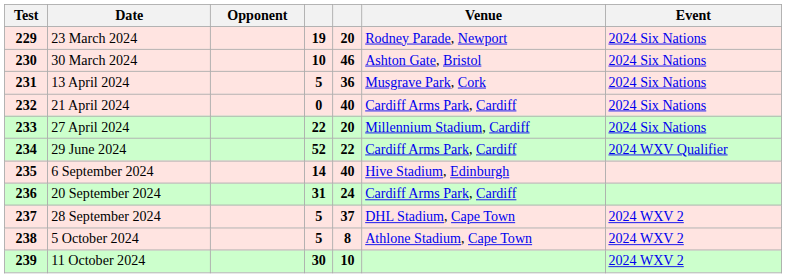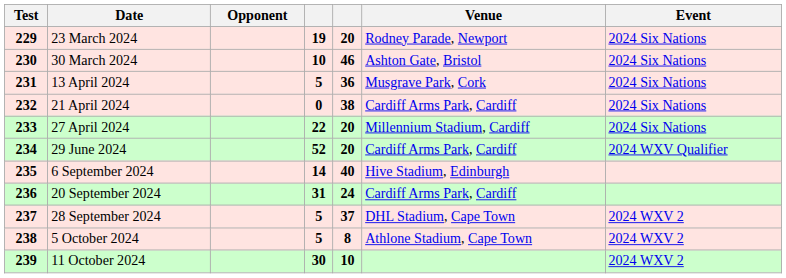(348, 104) 40 -> (348, 104) 38
(348, 149) 22 -> (348, 149) 20
